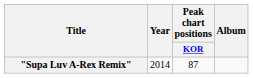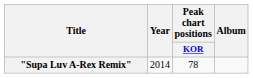(193, 65) 87 -> (193, 65) 78
